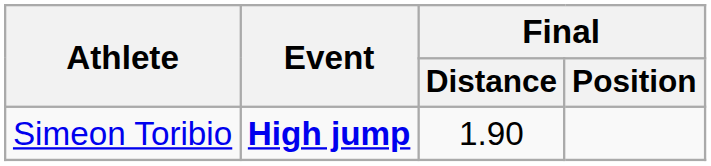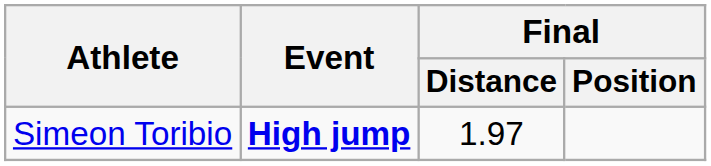(491, 134) 1.90 -> (491, 134) 1.97
